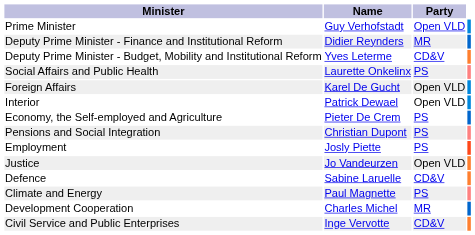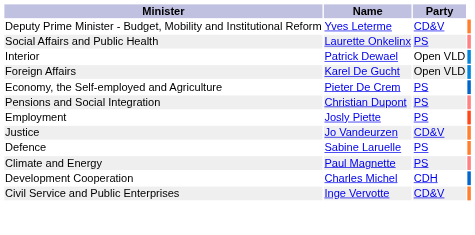- row: (40, 26)
- row: (144, 41)
rows swapped: (22, 102) <-> (41, 87)
(440, 163) Open VLD -> (429, 132) CD&V
(429, 178) CD&V -> (421, 148) PS
(422, 208) MR -> (426, 178) CDH
